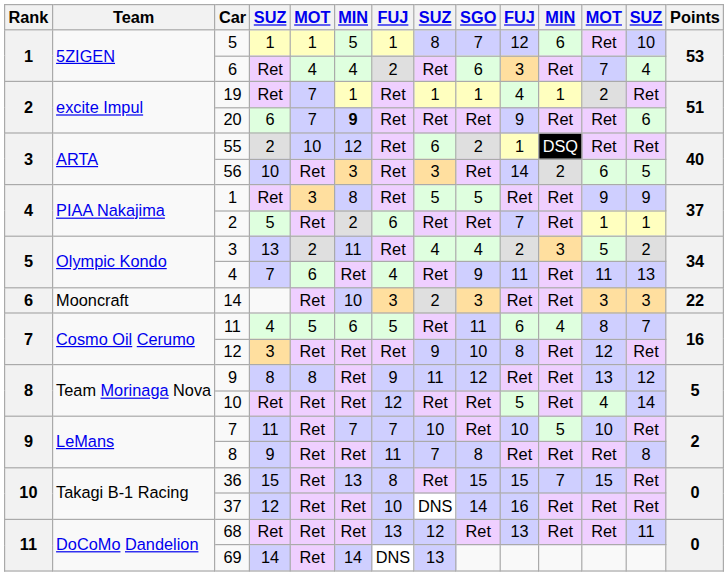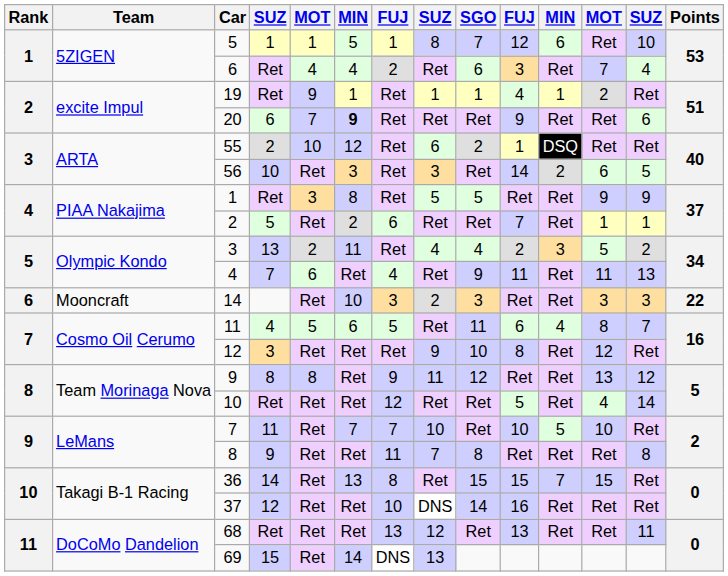(312, 94) 7 -> (312, 94) 9
(270, 480) 15 -> (270, 480) 14
(270, 557) 14 -> (270, 557) 15
